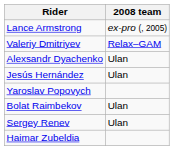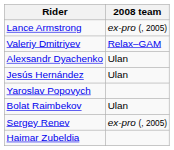(118, 122) Ulan -> (137, 122) ex-pro (, 2005)
